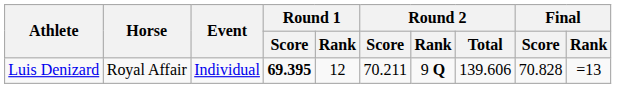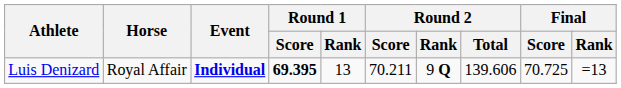(227, 70) normal -> (230, 70) bold
(337, 70) 12 -> (343, 70) 13
(541, 70) 70.828 -> (546, 70) 70.725
